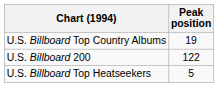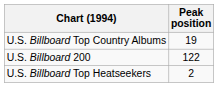(191, 73) 5 -> (191, 73) 2
